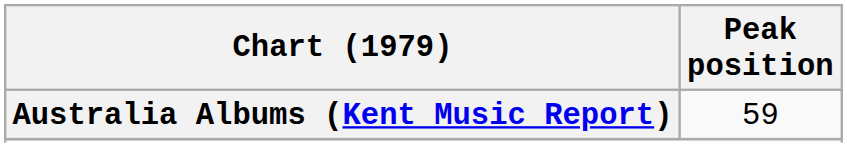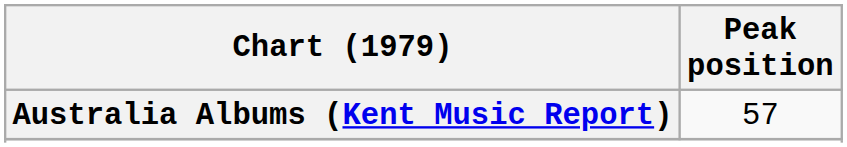(760, 115) 59 -> (760, 115) 57
